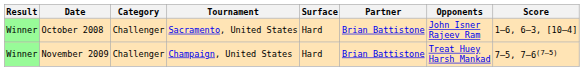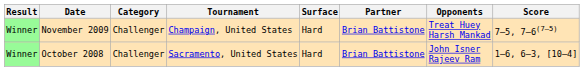rows swapped: (72, 30) <-> (75, 54)
